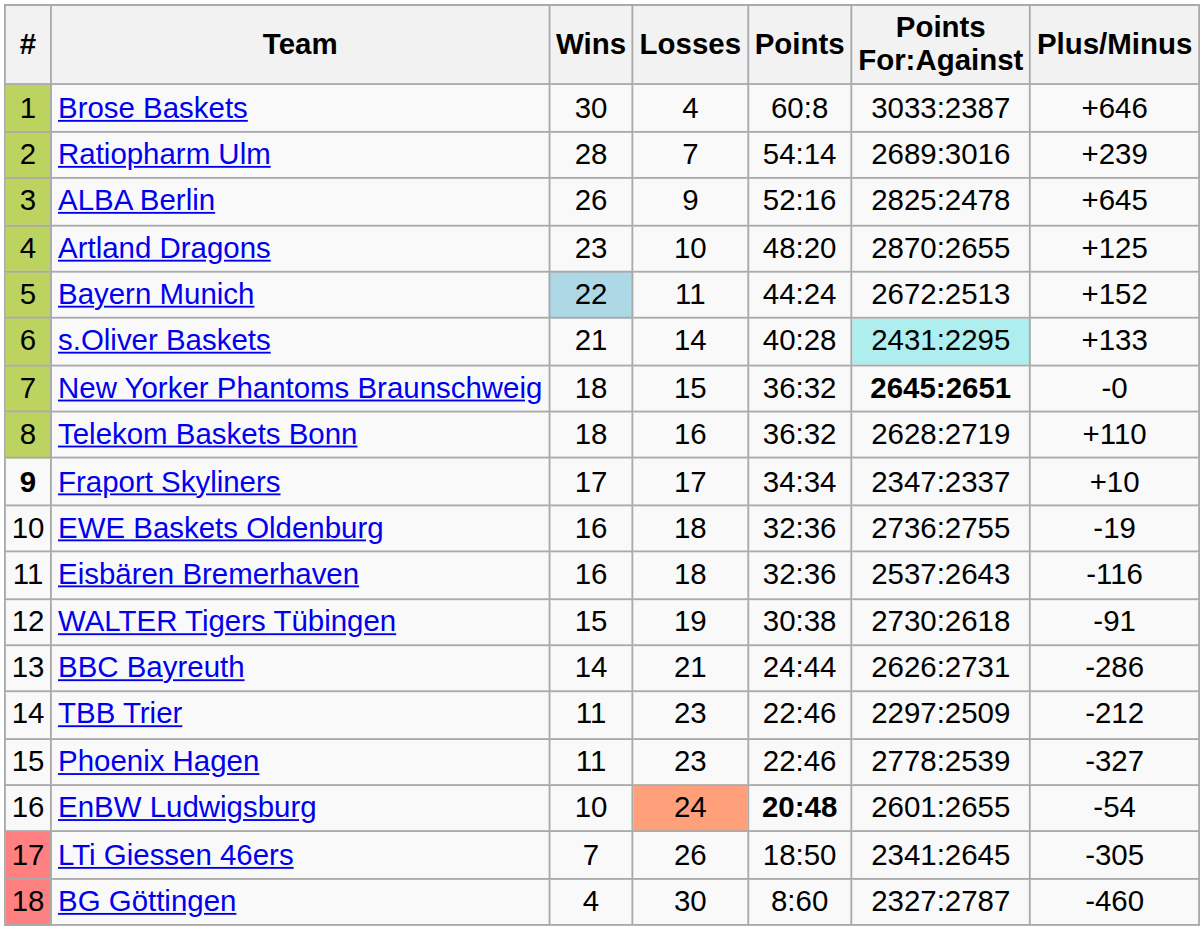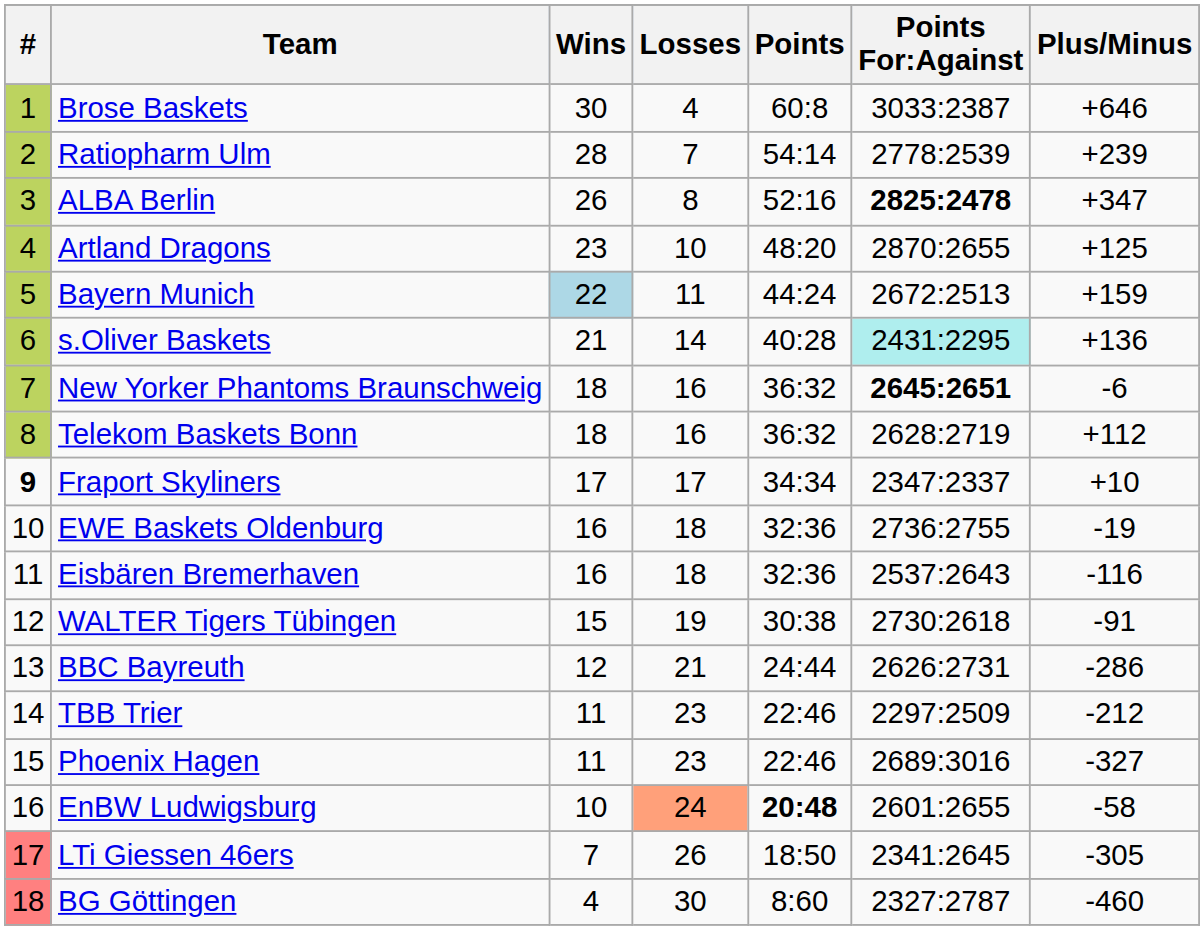(941, 154) 2689:3016 -> (941, 154) 2778:2539
(690, 201) 9 -> (690, 201) 8
(941, 201) normal -> (941, 201) bold
(1115, 201) +645 -> (1115, 201) +347
(1115, 294) +152 -> (1115, 294) +159
(1115, 341) +133 -> (1115, 341) +136
(690, 387) 15 -> (690, 387) 16
(1115, 387) -0 -> (1115, 387) -6
(1115, 434) +110 -> (1115, 434) +112
(591, 667) 14 -> (591, 667) 12
(941, 761) 2778:2539 -> (941, 761) 2689:3016
(1115, 808) -54 -> (1115, 808) -58
